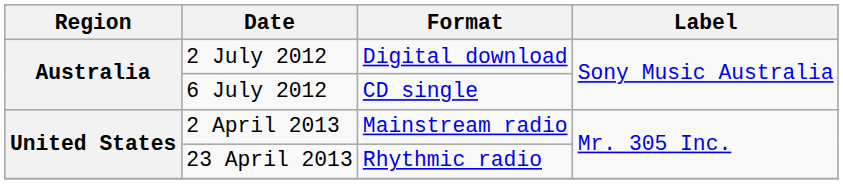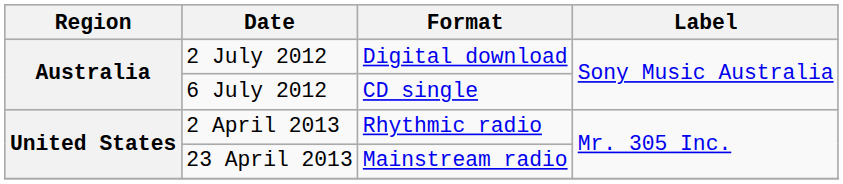(465, 126) Mainstream radio -> (452, 126) Rhythmic radio
(452, 161) Rhythmic radio -> (465, 161) Mainstream radio
